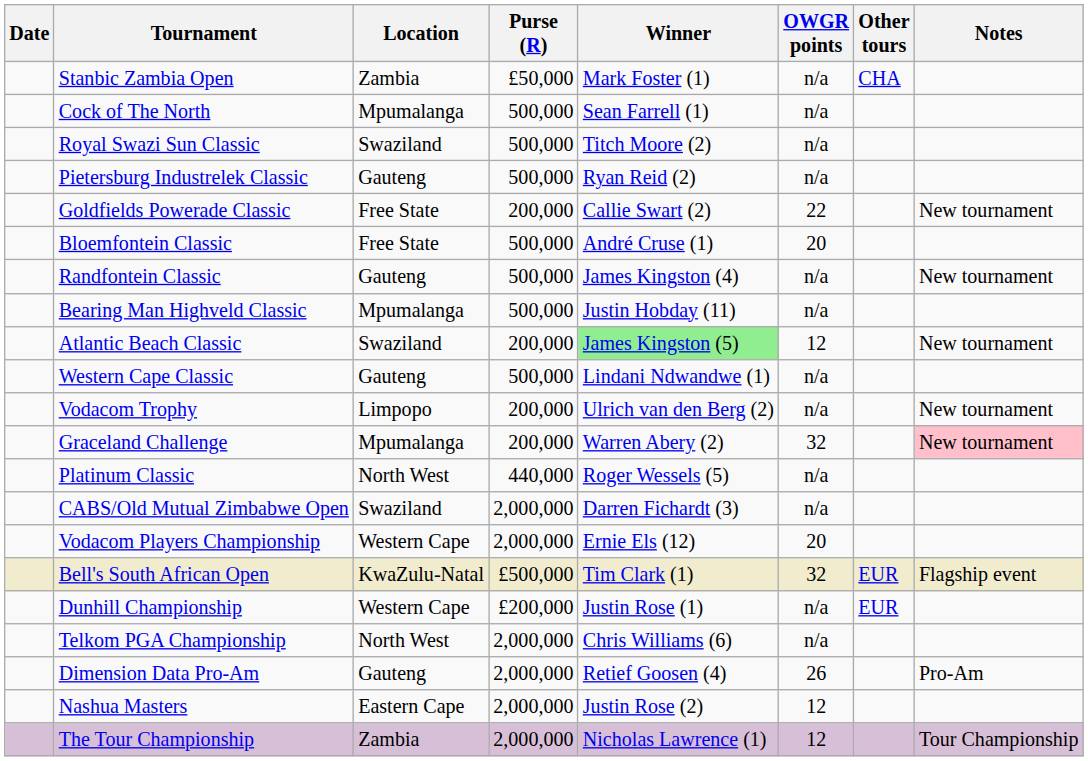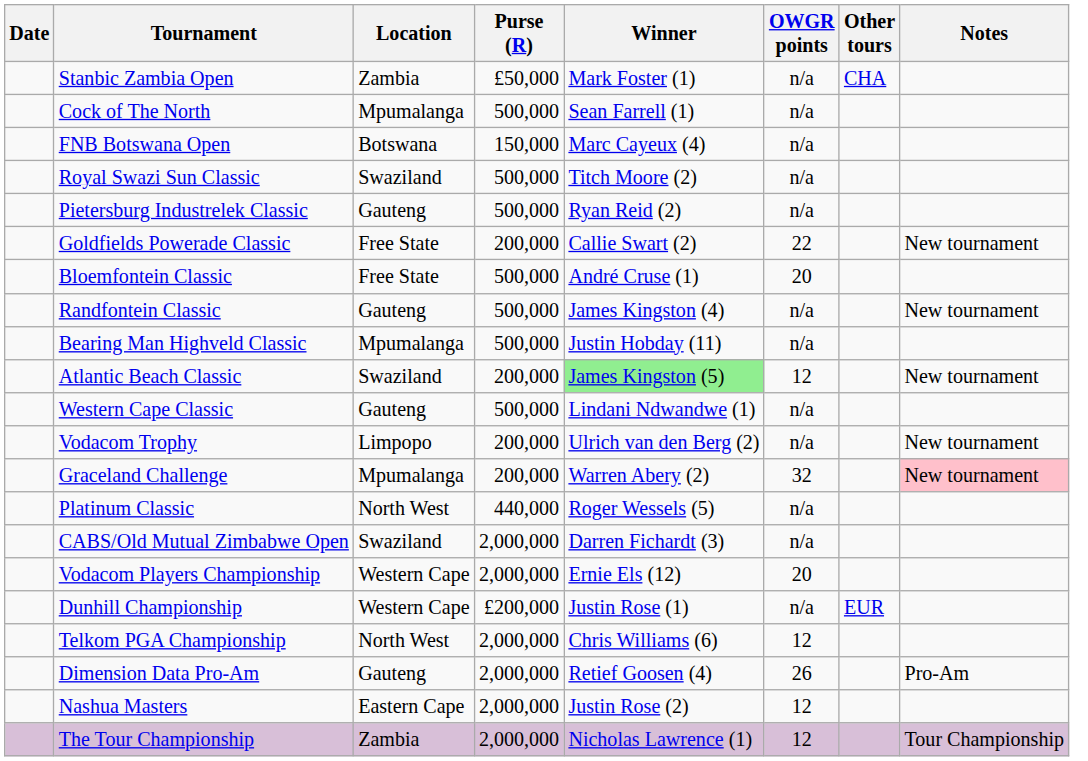+ row: (144, 144)
- row: (164, 574)
(816, 640) n/a -> (802, 640) 12
